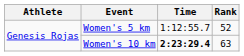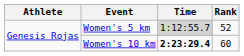(185, 27) no background -> (185, 27) lightgrey background
(226, 43) 63 -> (226, 43) 60
